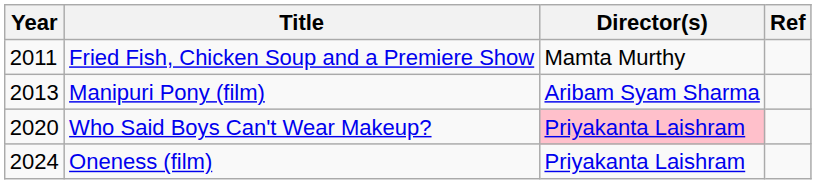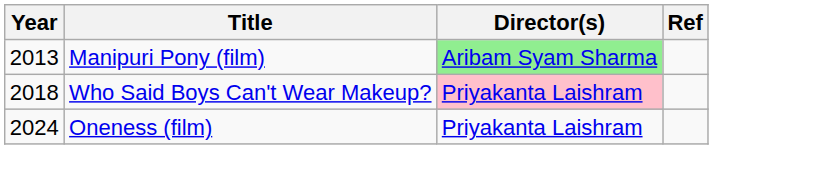- row: (302, 57)
(652, 92) no background -> (549, 57) lightgreen background
(34, 127) 2020 -> (34, 92) 2018
